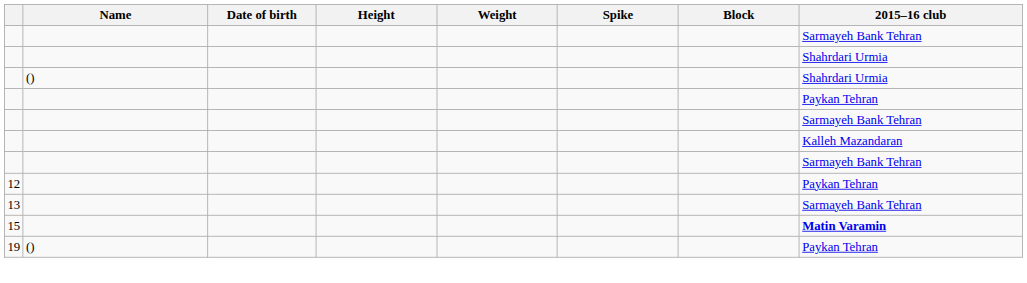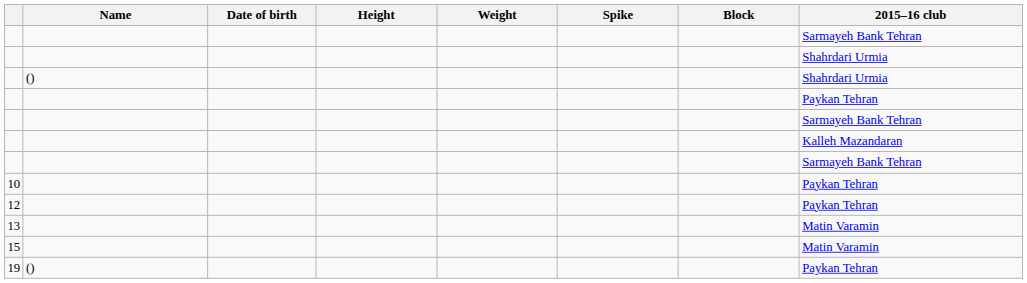+ row: (14, 183)
(862, 204) Sarmayeh Bank Tehran -> (841, 225) Matin Varamin
(844, 225) bold -> (841, 246) normal
